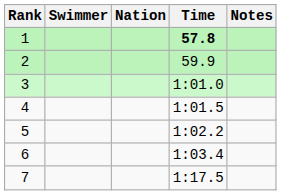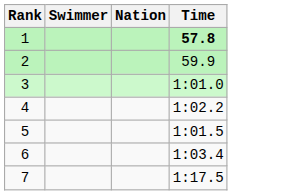- column: (252, 16)
(198, 108) 1:01.5 -> (198, 108) 1:02.2
(198, 132) 1:02.2 -> (198, 132) 1:01.5
